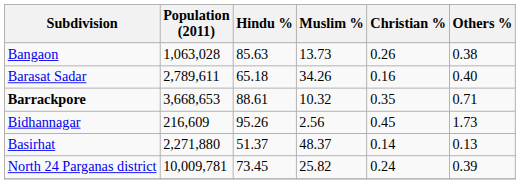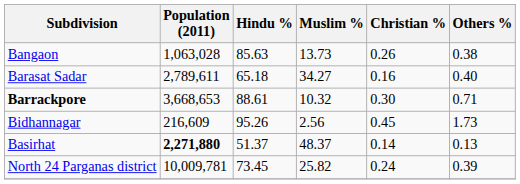(315, 76) 34.26 -> (315, 76) 34.27
(383, 99) 0.35 -> (383, 99) 0.30
(192, 144) normal -> (192, 144) bold
